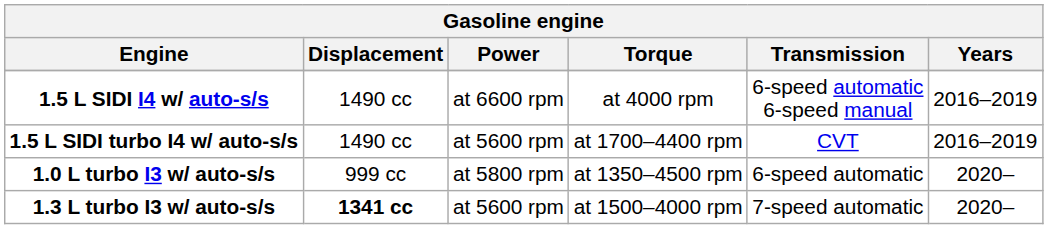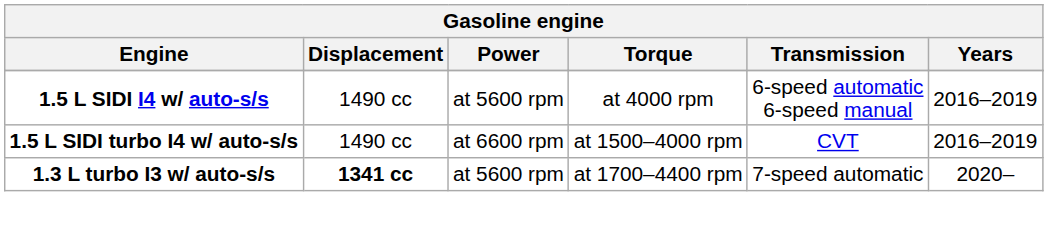(508, 97) at 6600 rpm -> (508, 97) at 5600 rpm
(508, 141) at 5600 rpm -> (508, 141) at 6600 rpm
(658, 141) at 1700–4400 rpm -> (658, 141) at 1500–4000 rpm
- row: (154, 174)
(658, 207) at 1500–4000 rpm -> (658, 174) at 1700–4400 rpm
